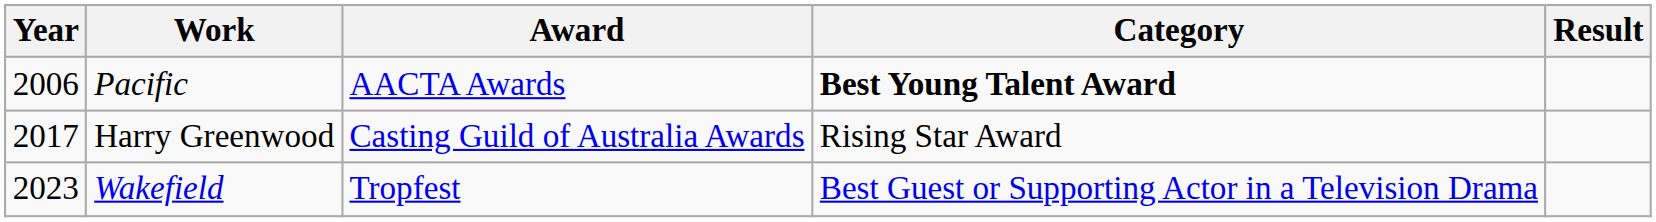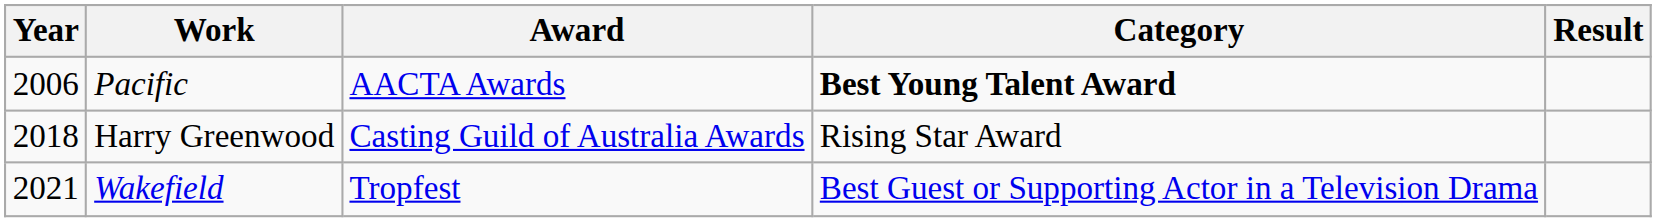(46, 135) 2017 -> (46, 135) 2018
(46, 188) 2023 -> (46, 188) 2021
